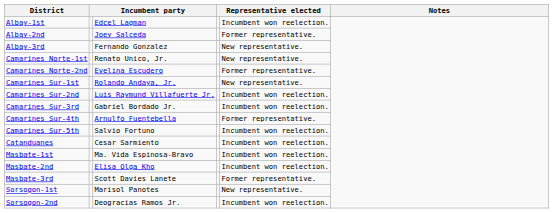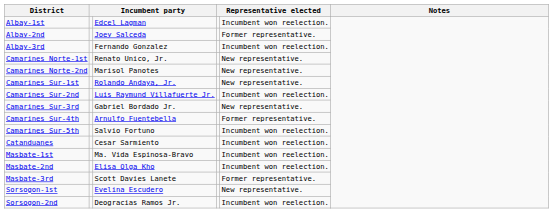(262, 46) New representative. -> (275, 46) Incumbent won reelection.
(129, 70) Evelina Escudero -> (127, 70) Marisol Panotes
(269, 70) Former representative. -> (262, 70) New representative.
(275, 106) Incumbent won reelection. -> (262, 106) New representative.
(127, 190) Marisol Panotes -> (129, 190) Evelina Escudero
